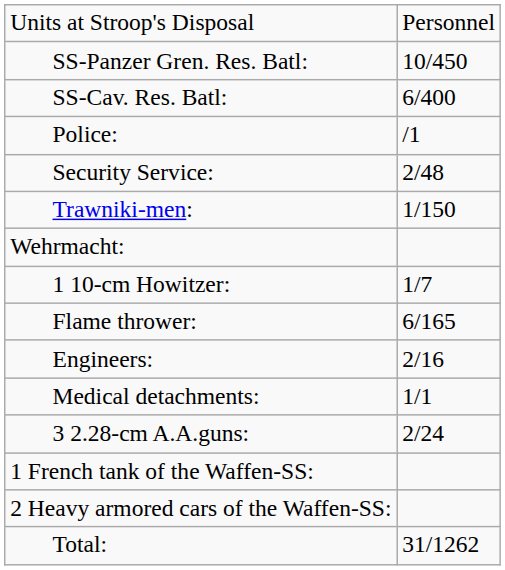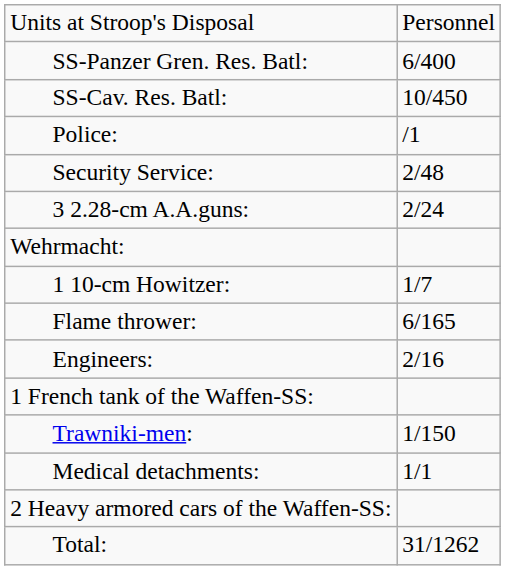(435, 60) 10/450 -> (429, 60) 6/400
(429, 97) 6/400 -> (435, 97) 10/450
rows swapped: (123, 209) <-> (151, 433)
rows swapped: (156, 396) <-> (162, 470)
